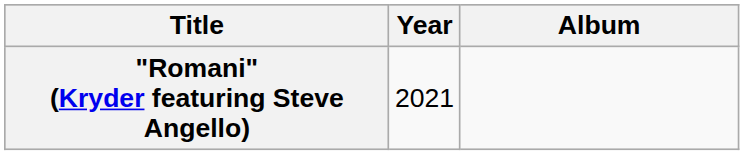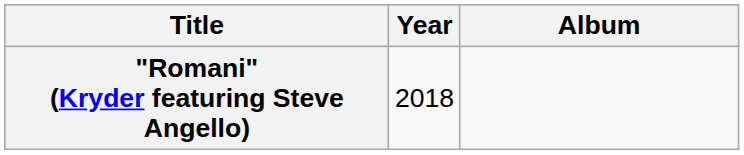(425, 97) 2021 -> (425, 97) 2018
